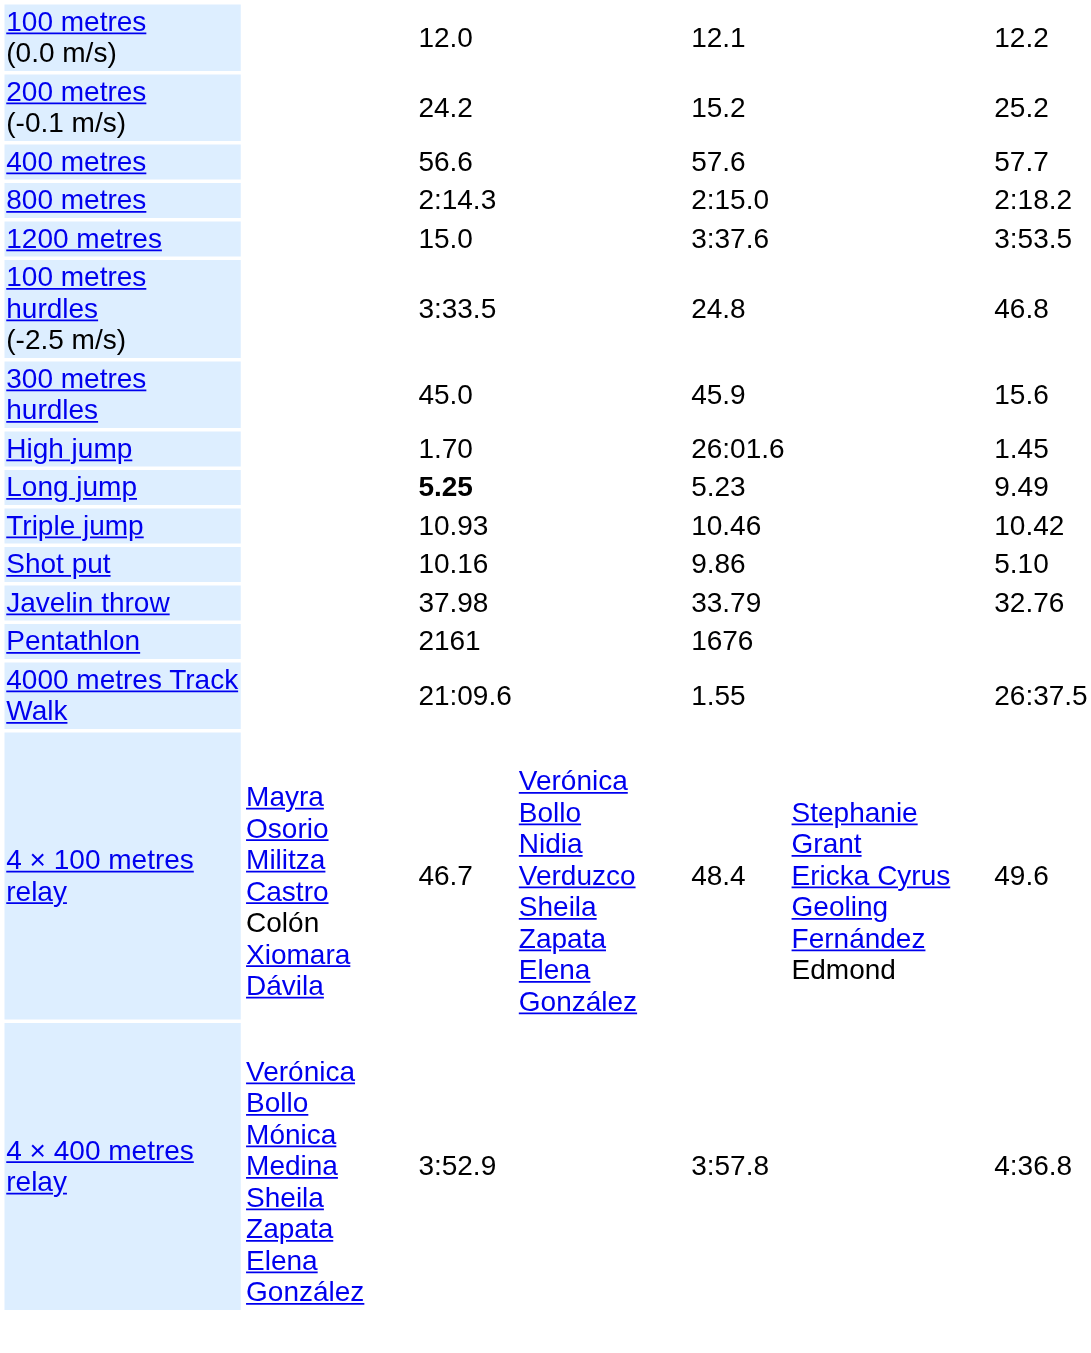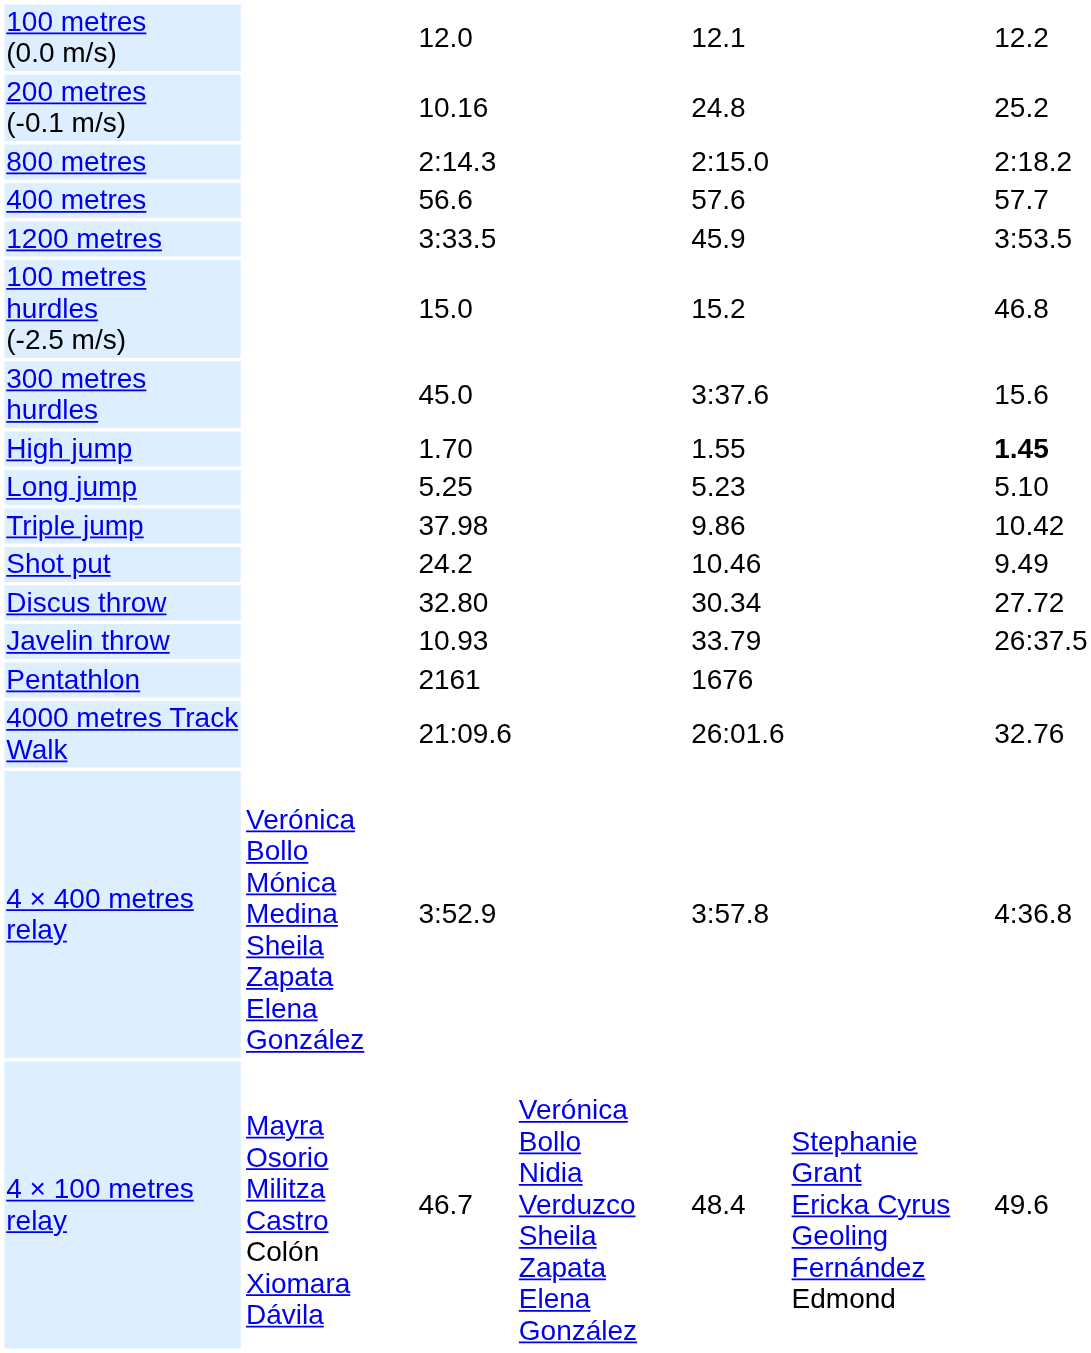(446, 107) 24.2 -> (453, 107) 10.16
(718, 107) 15.2 -> (718, 107) 24.8
rows swapped: (76, 161) <-> (76, 200)
(446, 238) 15.0 -> (457, 238) 3:33.5
(730, 238) 3:37.6 -> (718, 238) 45.9
(457, 308) 3:33.5 -> (446, 308) 15.0
(718, 308) 24.8 -> (718, 308) 15.2
(718, 394) 45.9 -> (730, 394) 3:37.6
(738, 448) 26:01.6 -> (718, 448) 1.55
(1021, 448) normal -> (1021, 448) bold
(446, 487) bold -> (446, 487) normal
(1021, 487) 9.49 -> (1021, 487) 5.10
(453, 525) 10.93 -> (453, 525) 37.98
(726, 525) 10.46 -> (718, 525) 9.86
(453, 564) 10.16 -> (446, 564) 24.2
(718, 564) 9.86 -> (726, 564) 10.46
(1021, 564) 5.10 -> (1021, 564) 9.49
+ row: (86, 602)
(453, 602) 37.98 -> (453, 641) 10.93
(1029, 602) 32.76 -> (1041, 641) 26:37.5
(718, 695) 1.55 -> (738, 733) 26:01.6
(1041, 695) 26:37.5 -> (1029, 733) 32.76
rows swapped: (100, 875) <-> (100, 1166)
